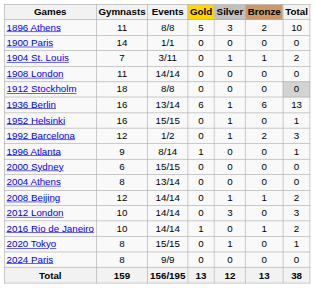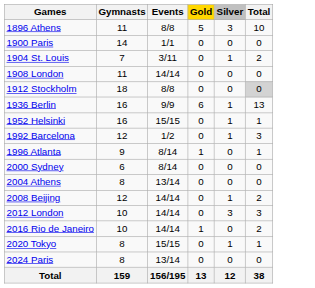- column: (264, 12)
(168, 105) 13/14 -> (168, 105) 9/9
(168, 167) 15/15 -> (168, 167) 8/14
(168, 259) 9/9 -> (168, 259) 13/14
